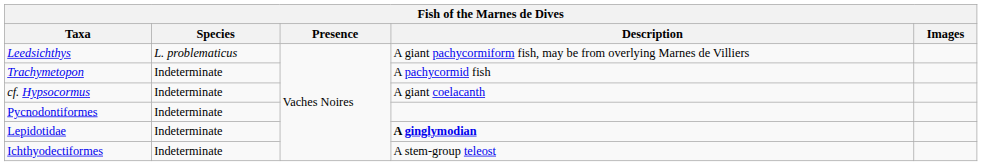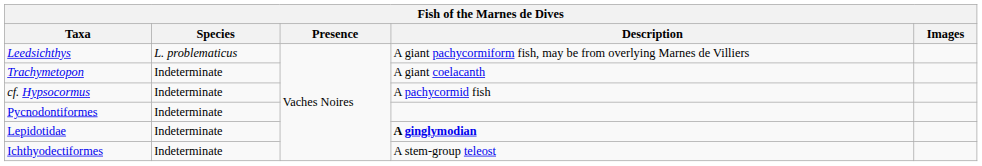(442, 72) A pachycormid fish -> (439, 72) A giant coelacanth
(439, 92) A giant coelacanth -> (442, 92) A pachycormid fish
